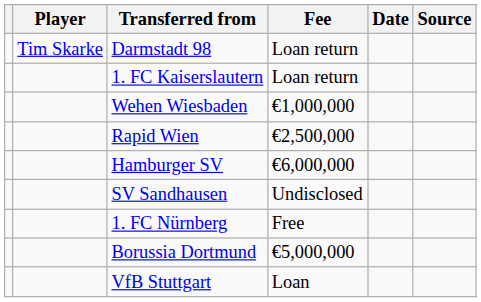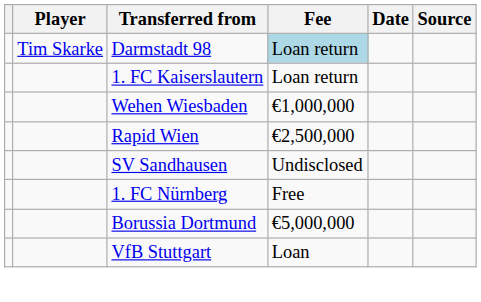(315, 48) no background -> (315, 48) lightblue background
- row: (167, 164)
